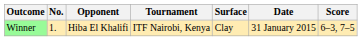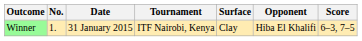columns swapped: (284, 11) <-> (98, 11)
